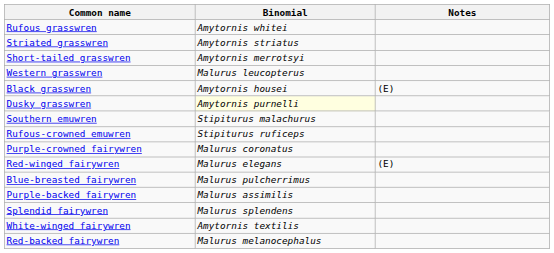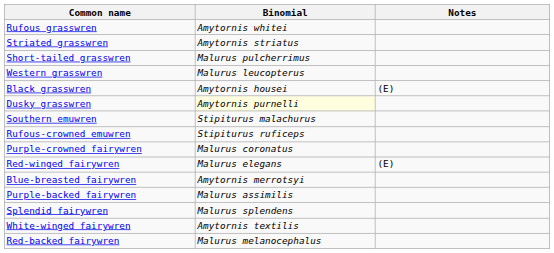(251, 58) Amytornis merrotsyi -> (254, 58) Malurus pulcherrimus
(254, 180) Malurus pulcherrimus -> (251, 180) Amytornis merrotsyi
